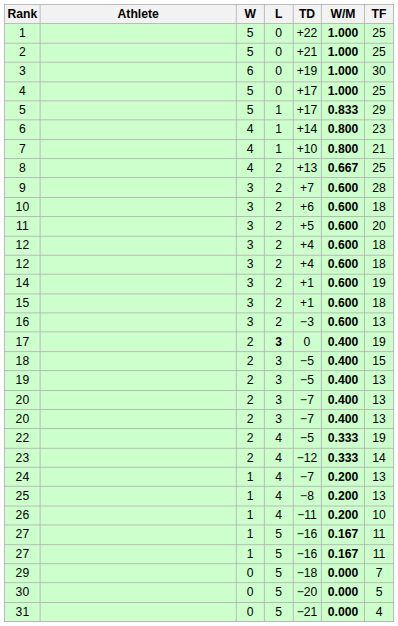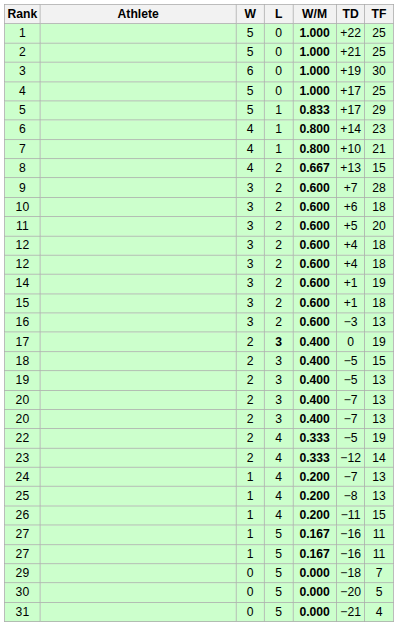columns swapped: (343, 14) <-> (307, 14)
(379, 168) 25 -> (379, 168) 15
(379, 515) 10 -> (379, 515) 15
